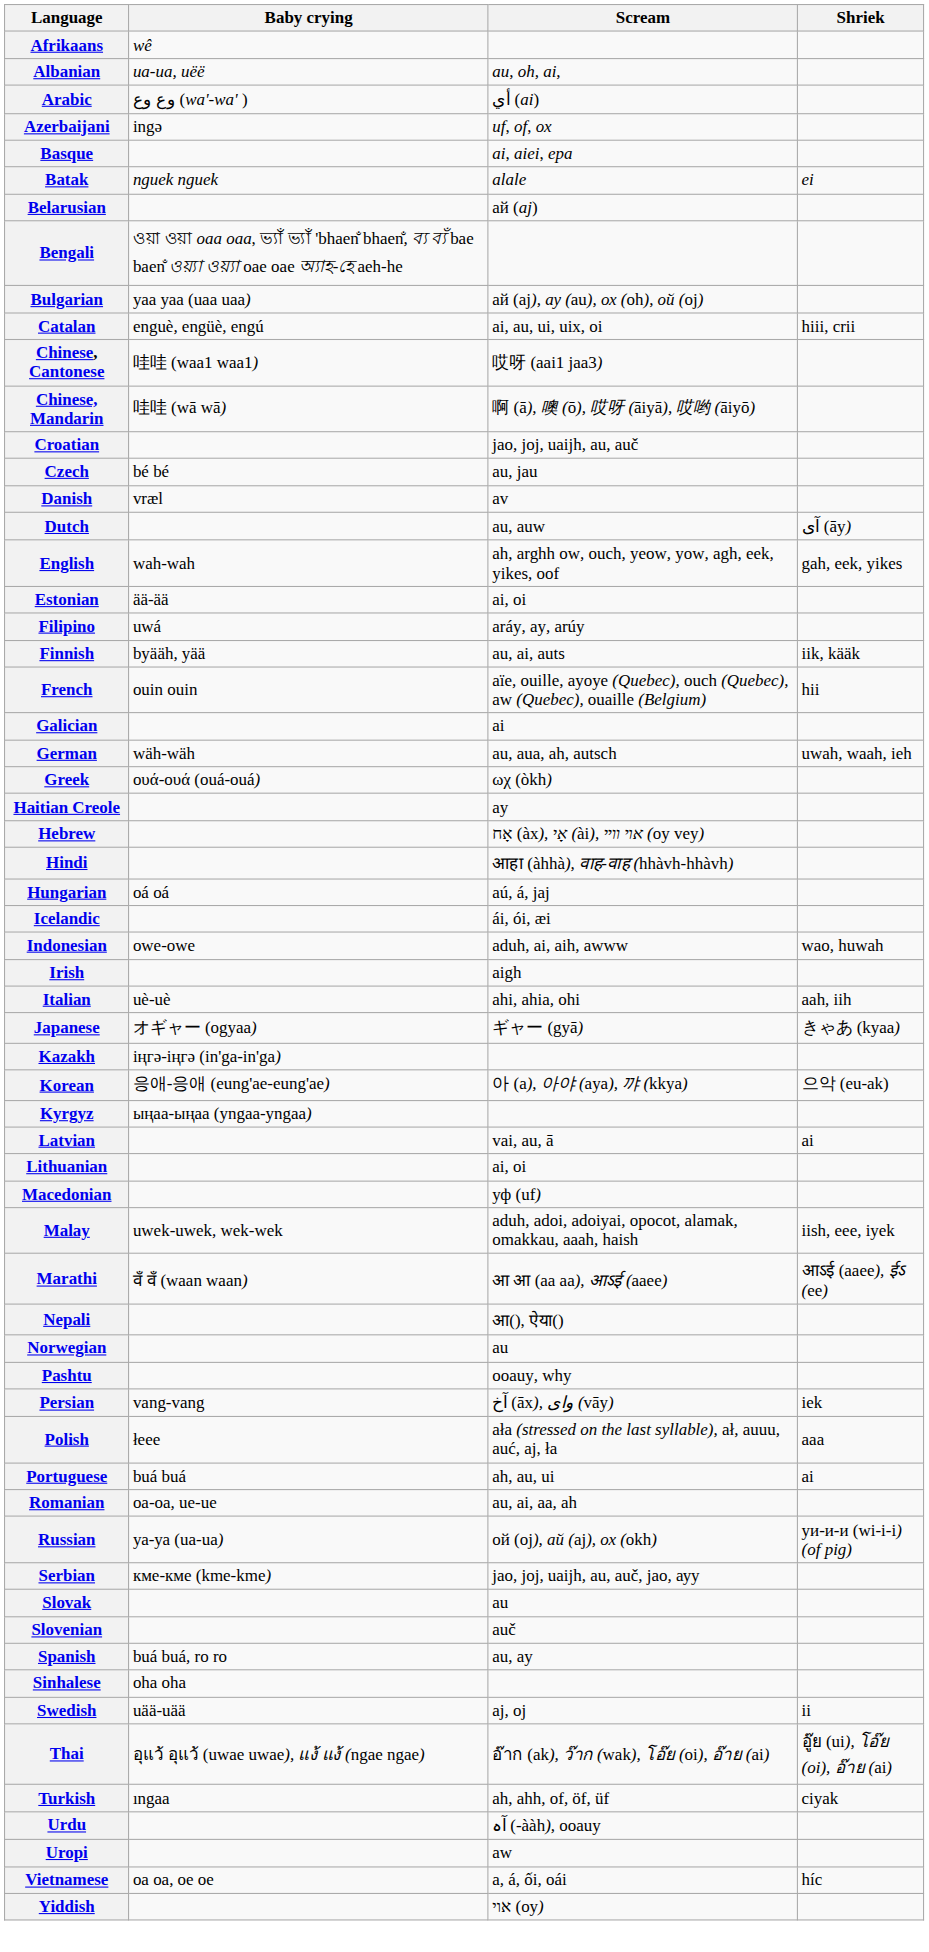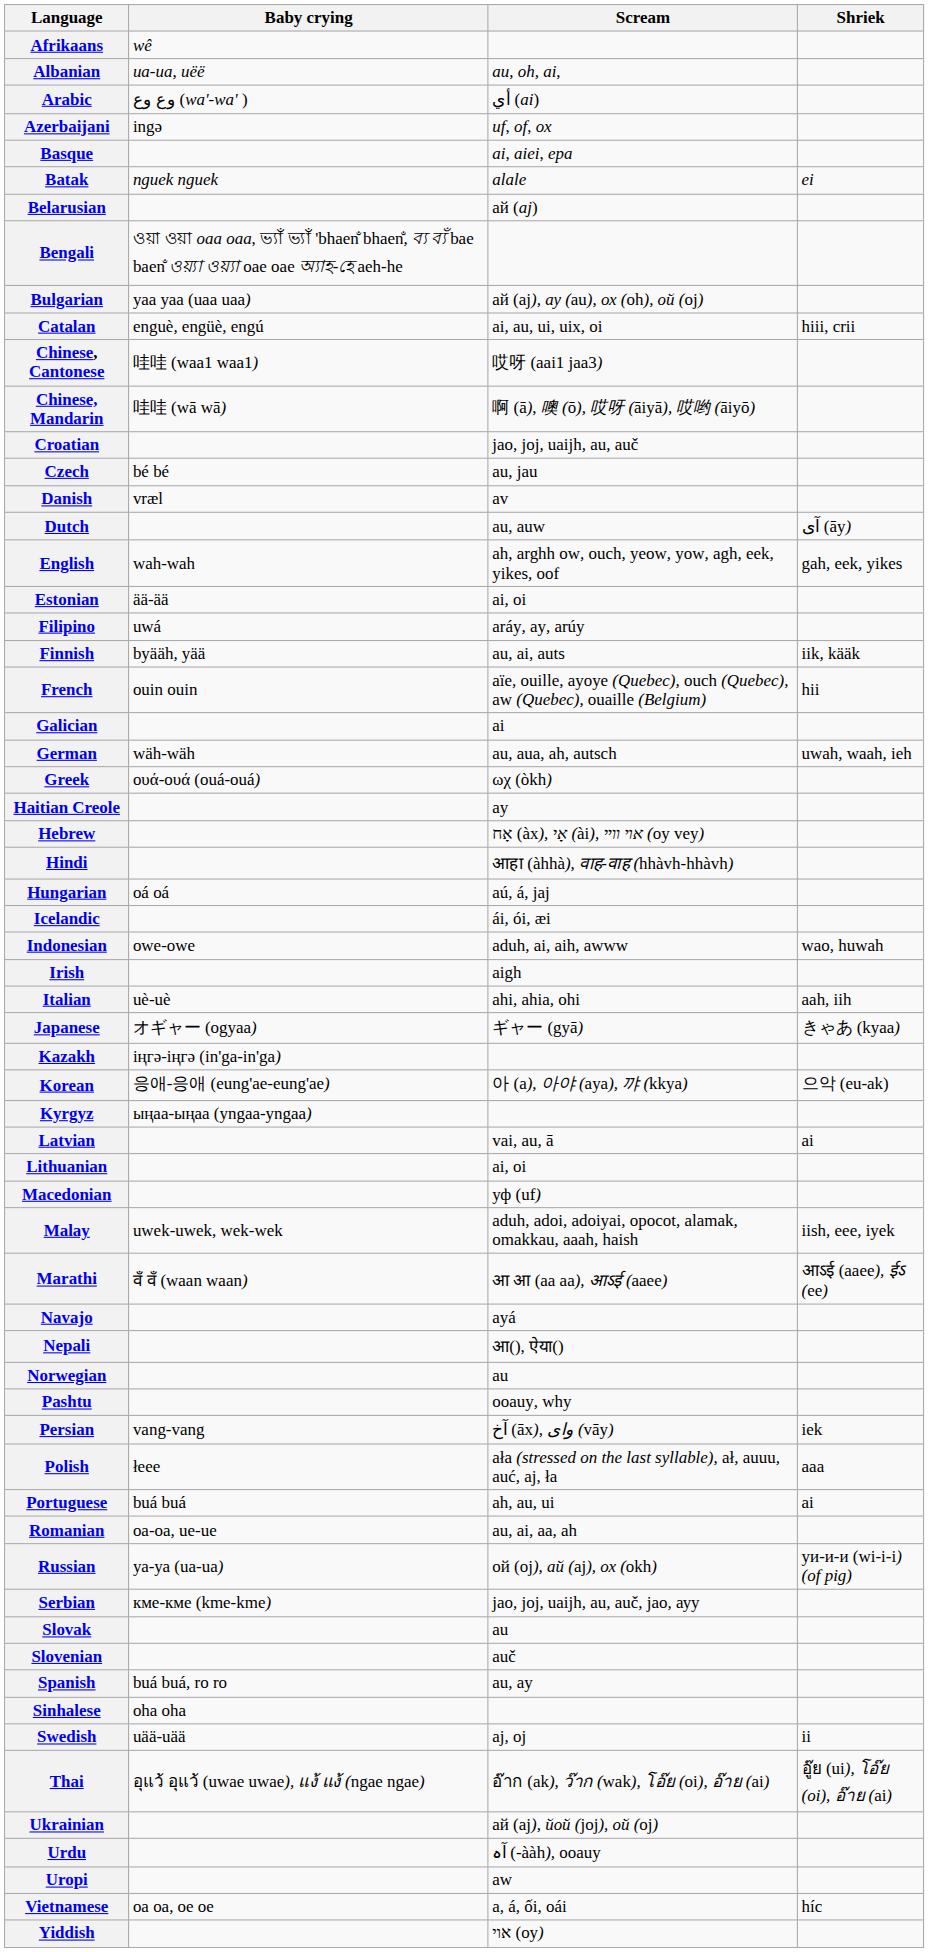+ row: (67, 1317)
- row: (67, 1798)
+ row: (67, 1824)
